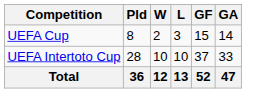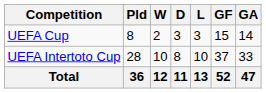+ column: (181, 14)
